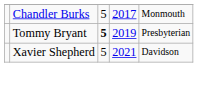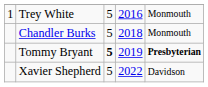+ row: (46, 14)
(124, 14) 2017 -> (130, 33) 2018
(166, 33) normal -> (174, 52) bold
(124, 52) 2021 -> (130, 71) 2022
